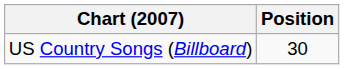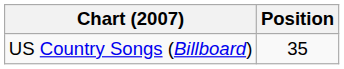(297, 48) 30 -> (297, 48) 35
